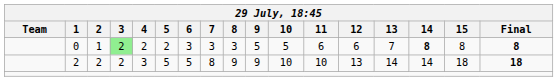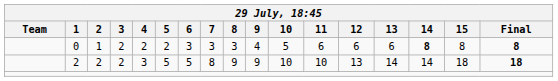(121, 46) lightgreen background -> (121, 46) no background
(257, 46) 5 -> (257, 46) 4
(392, 46) 7 -> (392, 46) 6
